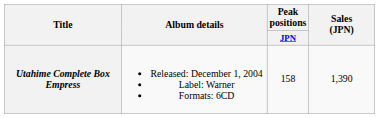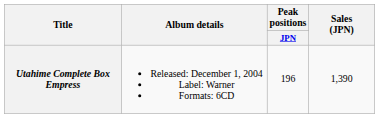(288, 79) 158 -> (288, 79) 196
